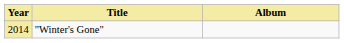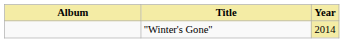columns swapped: (18, 12) <-> (271, 12)
